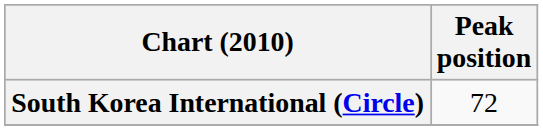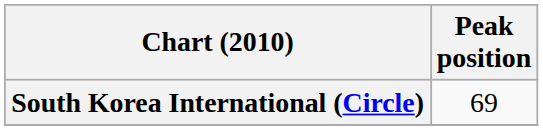(484, 102) 72 -> (484, 102) 69
